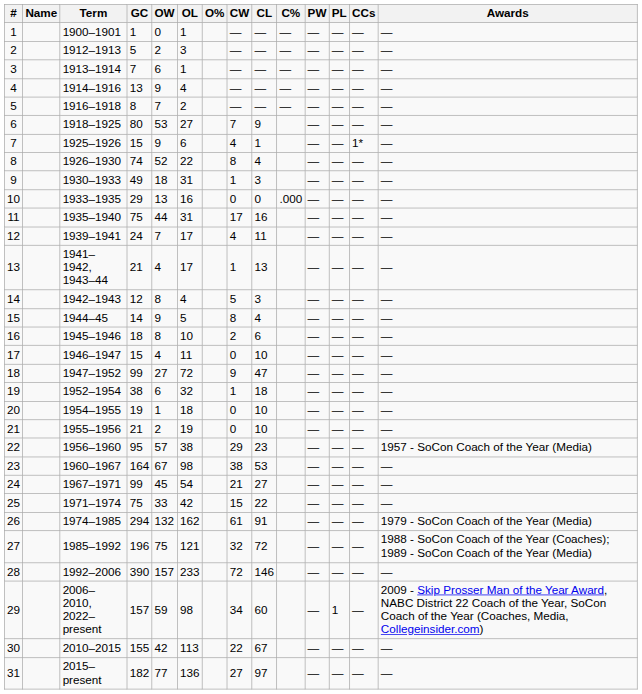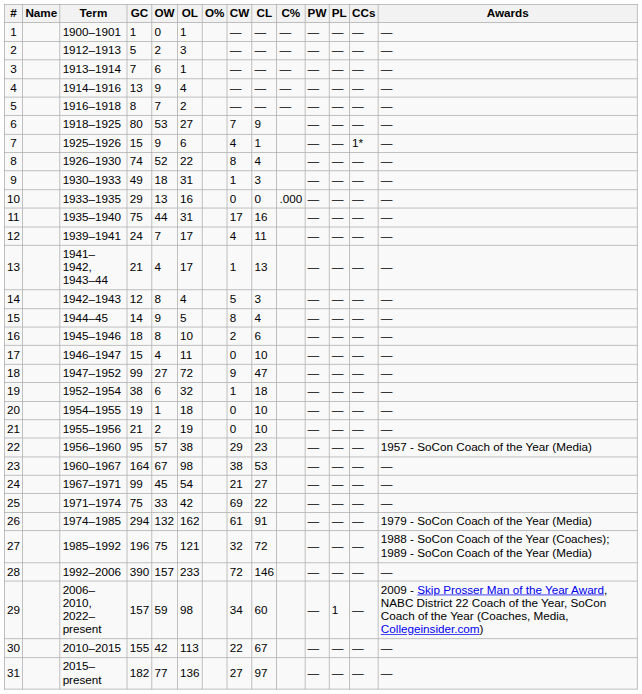(236, 503) 15 -> (236, 503) 69
